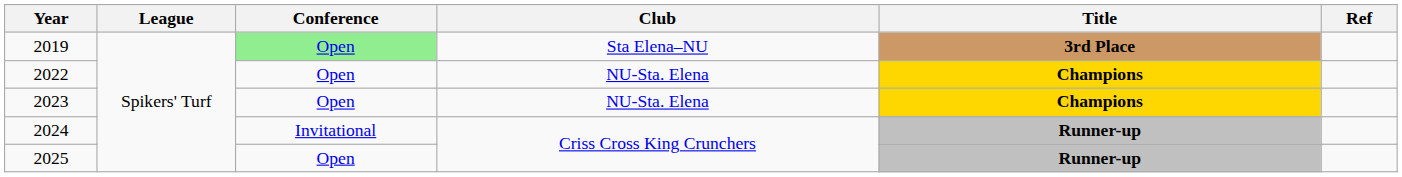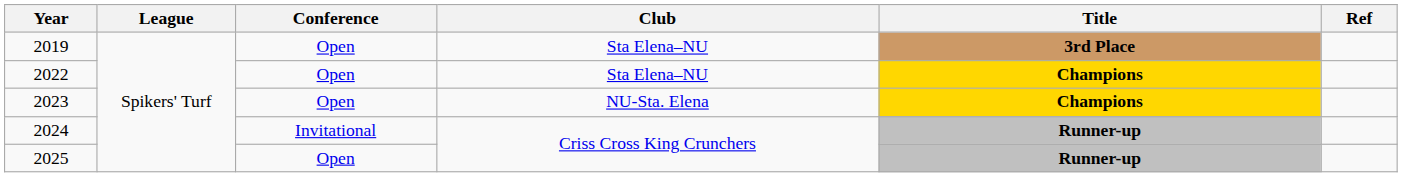(336, 46) lightgreen background -> (336, 46) no background
(657, 74) NU-Sta. Elena -> (657, 74) Sta Elena–NU
